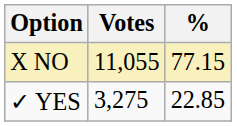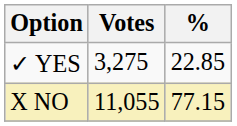rows swapped: (40, 61) <-> (46, 101)
